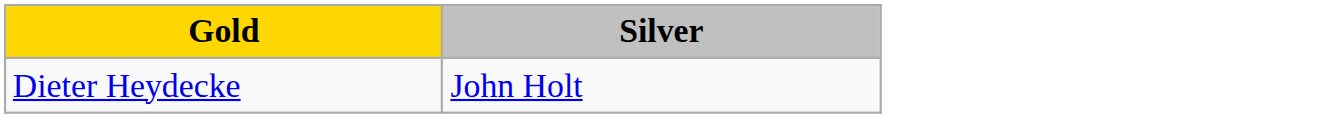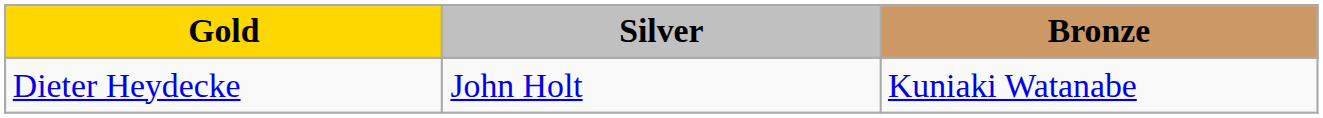+ column: (1099, 31)
